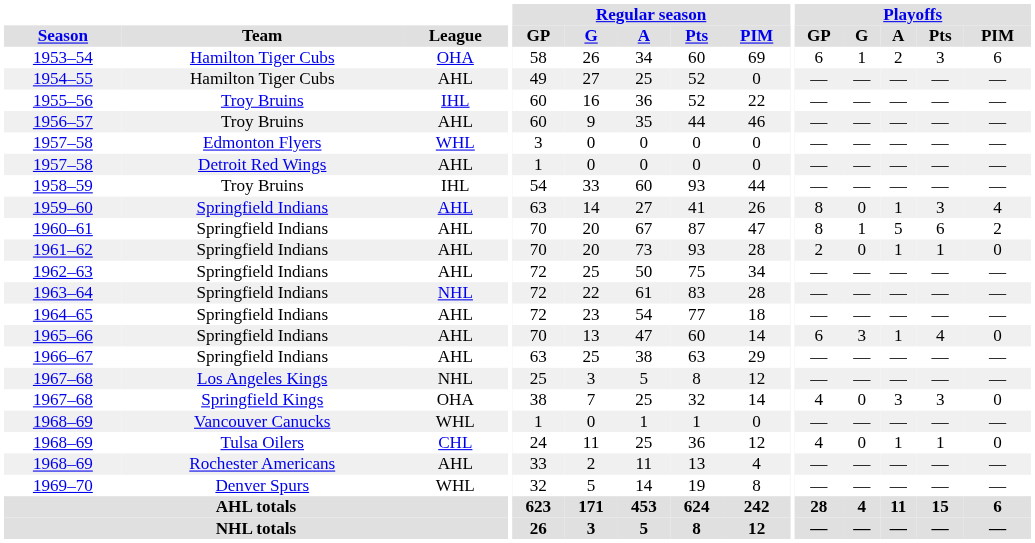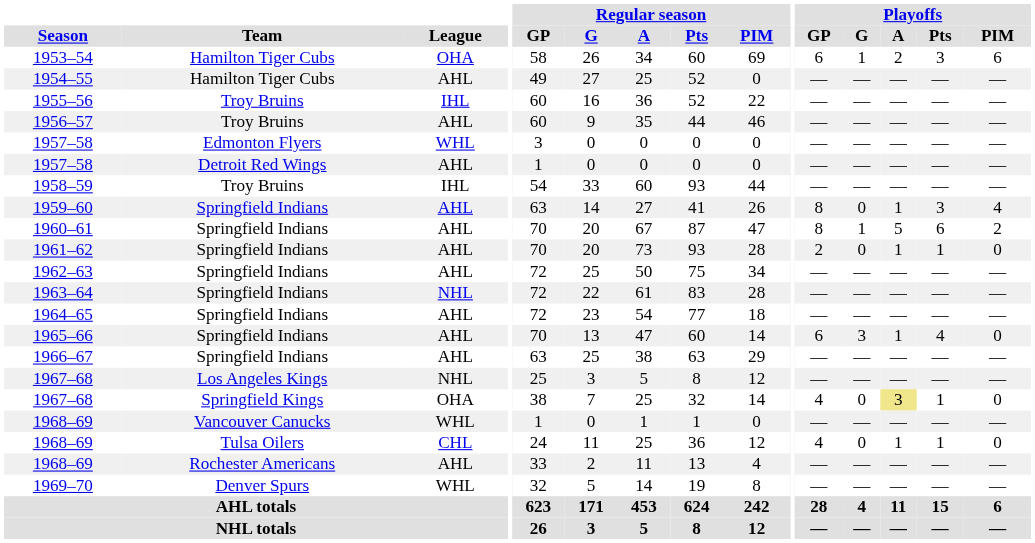(898, 399) no background -> (898, 399) khaki background
(940, 399) 3 -> (940, 399) 1
